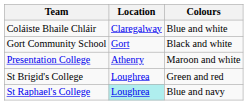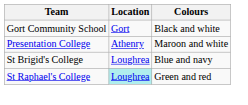- row: (51, 28)
(195, 76) Green and red -> (183, 60) Blue and navy
(196, 92) Blue and navy -> (183, 76) Green and red
